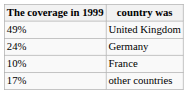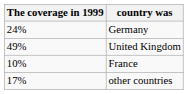rows swapped: (145, 30) <-> (128, 47)
